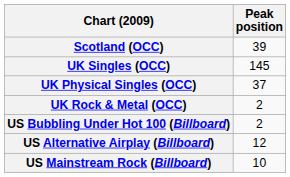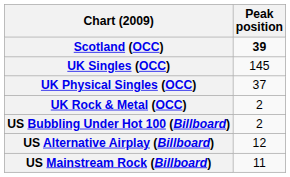(259, 47) normal -> (259, 47) bold
(259, 162) 10 -> (259, 162) 11
